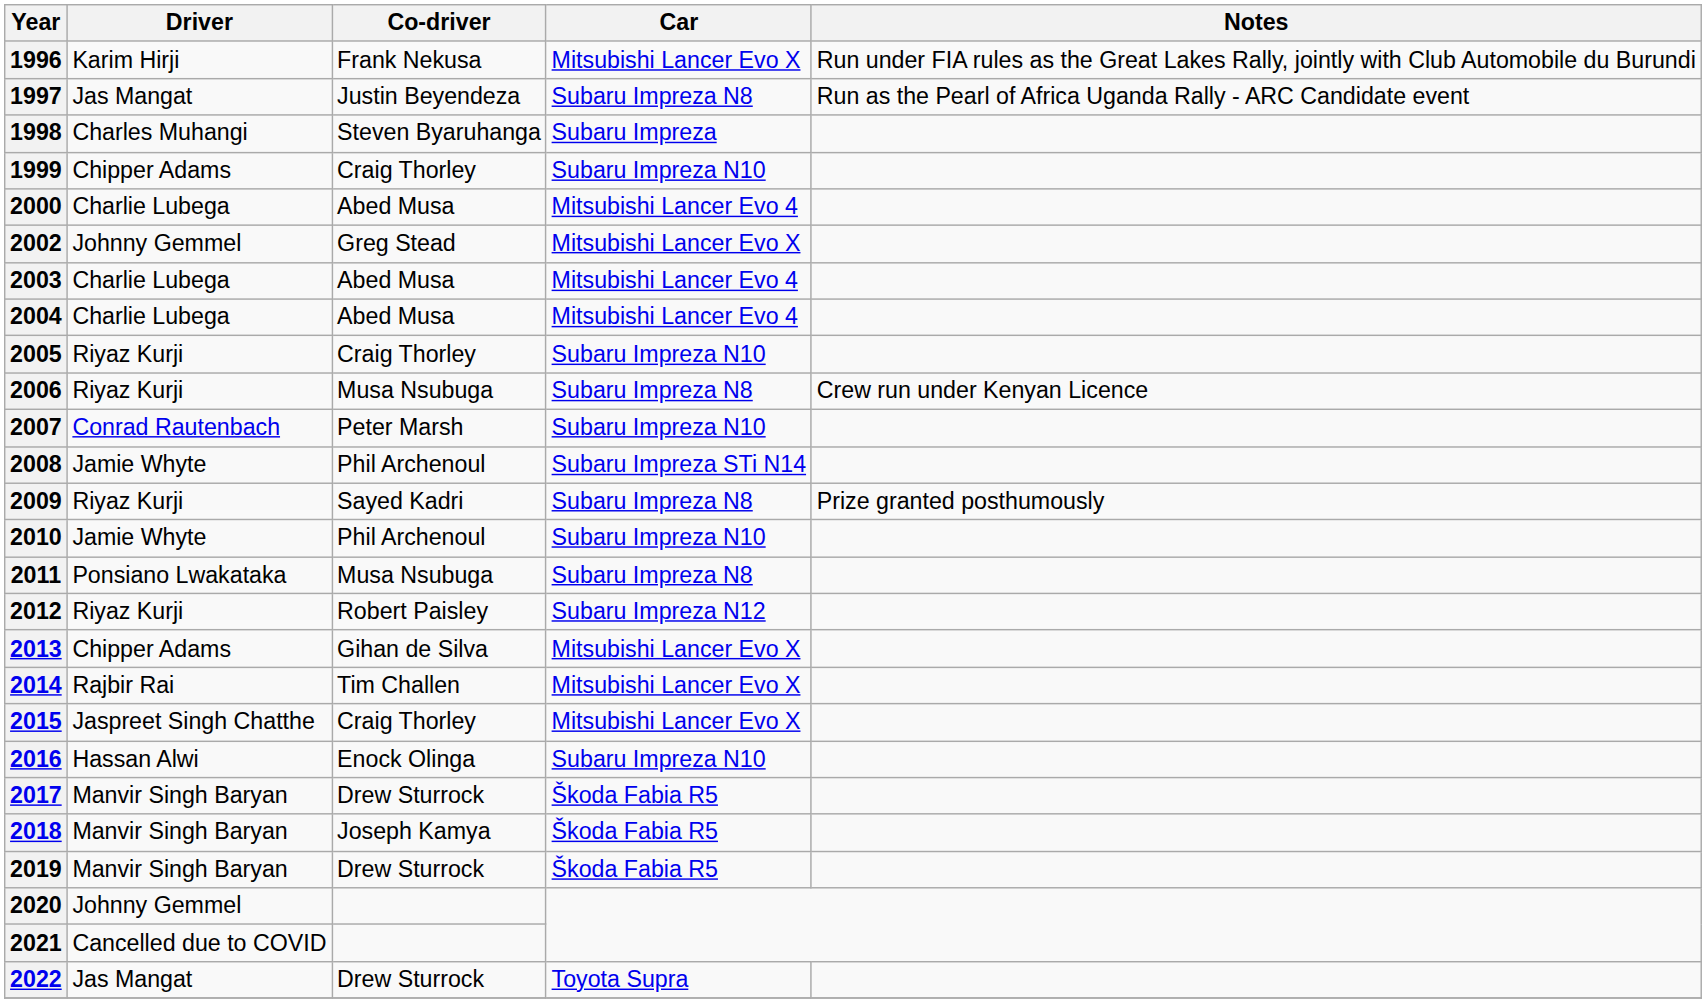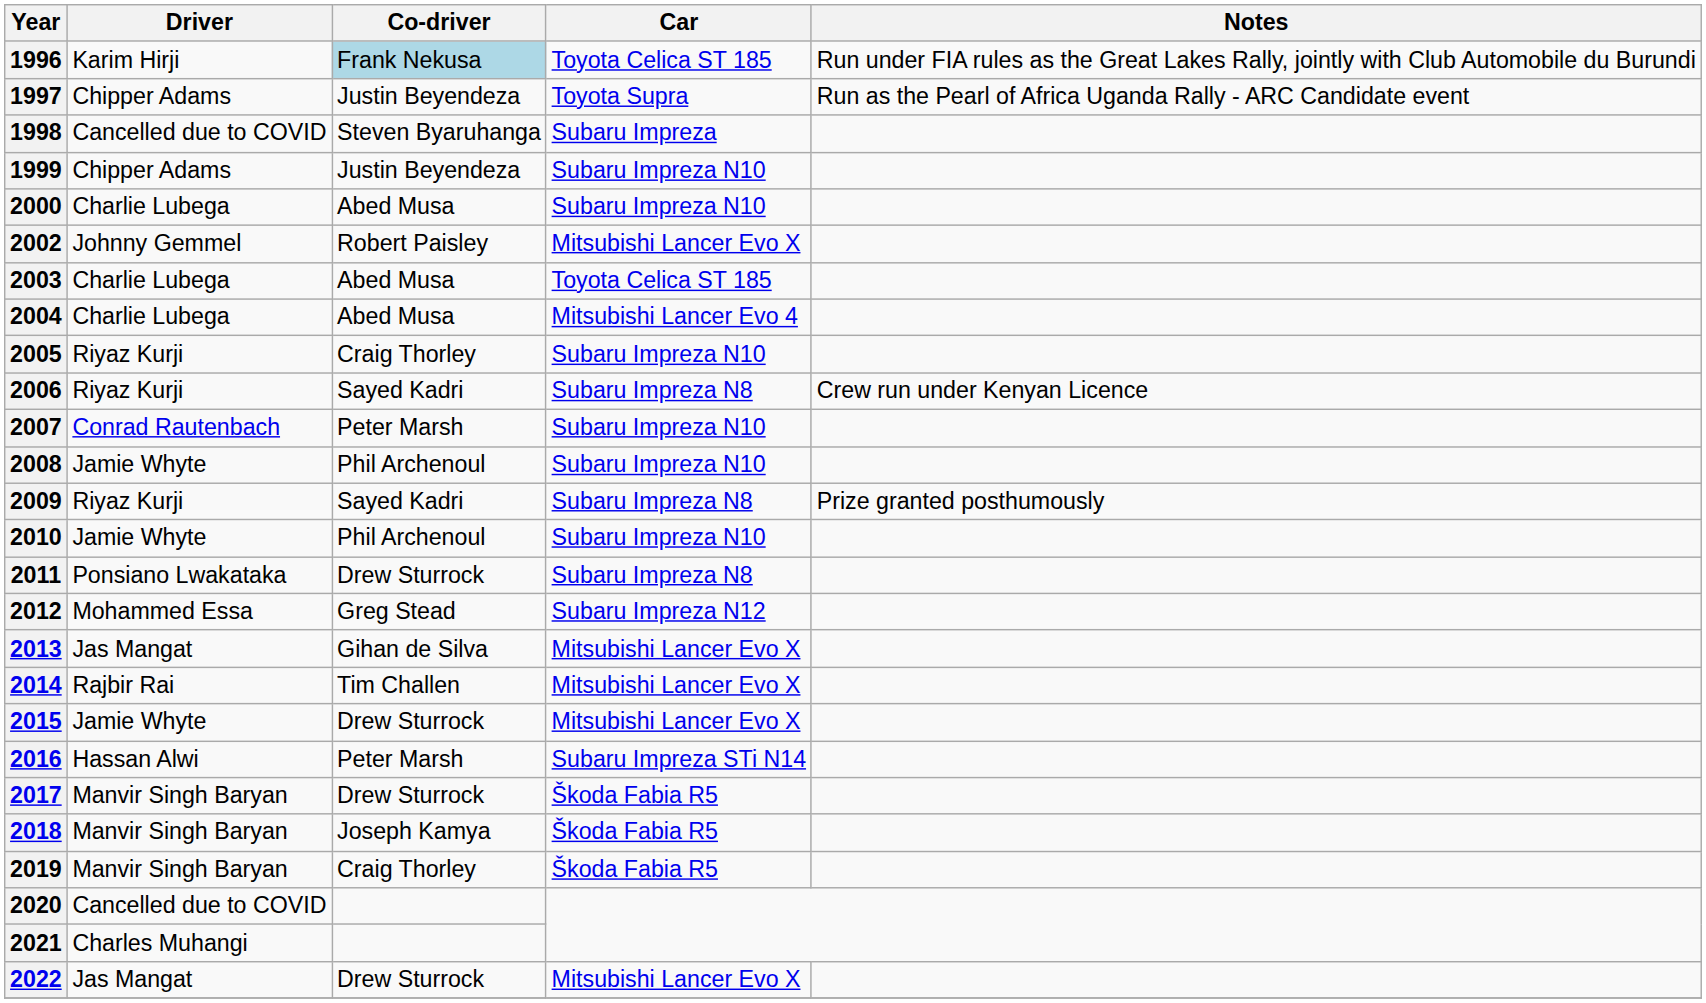(409, 59) no background -> (409, 59) lightblue background
(676, 59) Mitsubishi Lancer Evo X -> (662, 59) Toyota Celica ST 185
(132, 96) Jas Mangat -> (152, 96) Chipper Adams
(652, 96) Subaru Impreza N8 -> (620, 96) Toyota Supra
(160, 133) Charles Muhangi -> (199, 133) Cancelled due to COVID
(407, 170) Craig Thorley -> (429, 170) Justin Beyendeza
(675, 206) Mitsubishi Lancer Evo 4 -> (659, 206) Subaru Impreza N10
(396, 243) Greg Stead -> (413, 243) Robert Paisley
(675, 280) Mitsubishi Lancer Evo 4 -> (662, 280) Toyota Celica ST 185
(415, 390) Musa Nsubuga -> (400, 390) Sayed Kadri
(679, 464) Subaru Impreza STi N14 -> (659, 464) Subaru Impreza N10
(415, 574) Musa Nsubuga -> (411, 574) Drew Sturrock
(128, 611) Riyaz Kurji -> (163, 611) Mohammed Essa
(413, 611) Robert Paisley -> (396, 611) Greg Stead
(152, 648) Chipper Adams -> (132, 648) Jas Mangat
(194, 721) Jaspreet Singh Chatthe -> (139, 721) Jamie Whyte
(407, 721) Craig Thorley -> (411, 721) Drew Sturrock
(406, 758) Enock Olinga -> (400, 758) Peter Marsh
(659, 758) Subaru Impreza N10 -> (679, 758) Subaru Impreza STi N14
(411, 869) Drew Sturrock -> (407, 869) Craig Thorley
(157, 905) Johnny Gemmel -> (199, 905) Cancelled due to COVID
(199, 942) Cancelled due to COVID -> (160, 942) Charles Muhangi
(620, 979) Toyota Supra -> (676, 979) Mitsubishi Lancer Evo X
